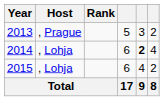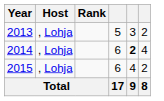(60, 31) , Prague -> (55, 31) , Lohja
